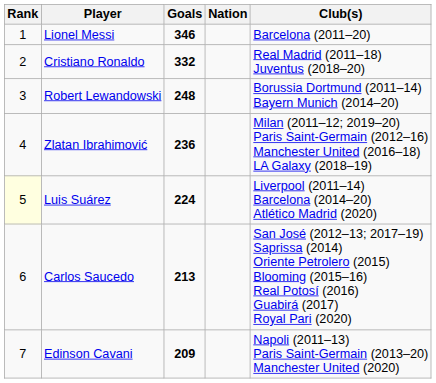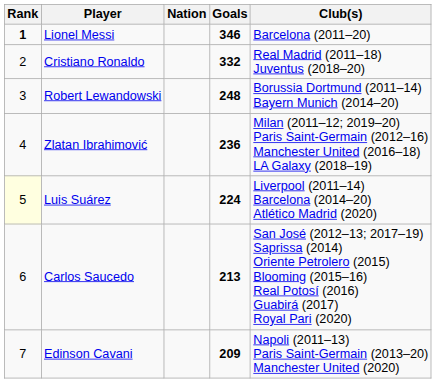columns swapped: (228, 14) <-> (185, 14)
(23, 34) normal -> (23, 34) bold
